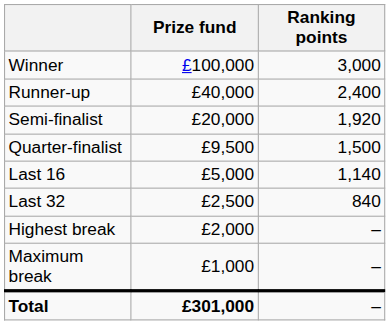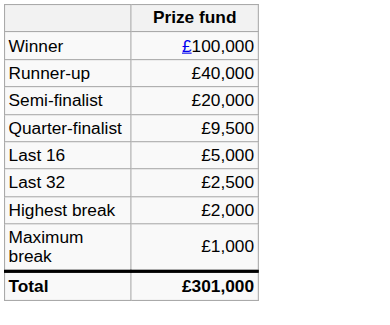- column: (321, 27)
